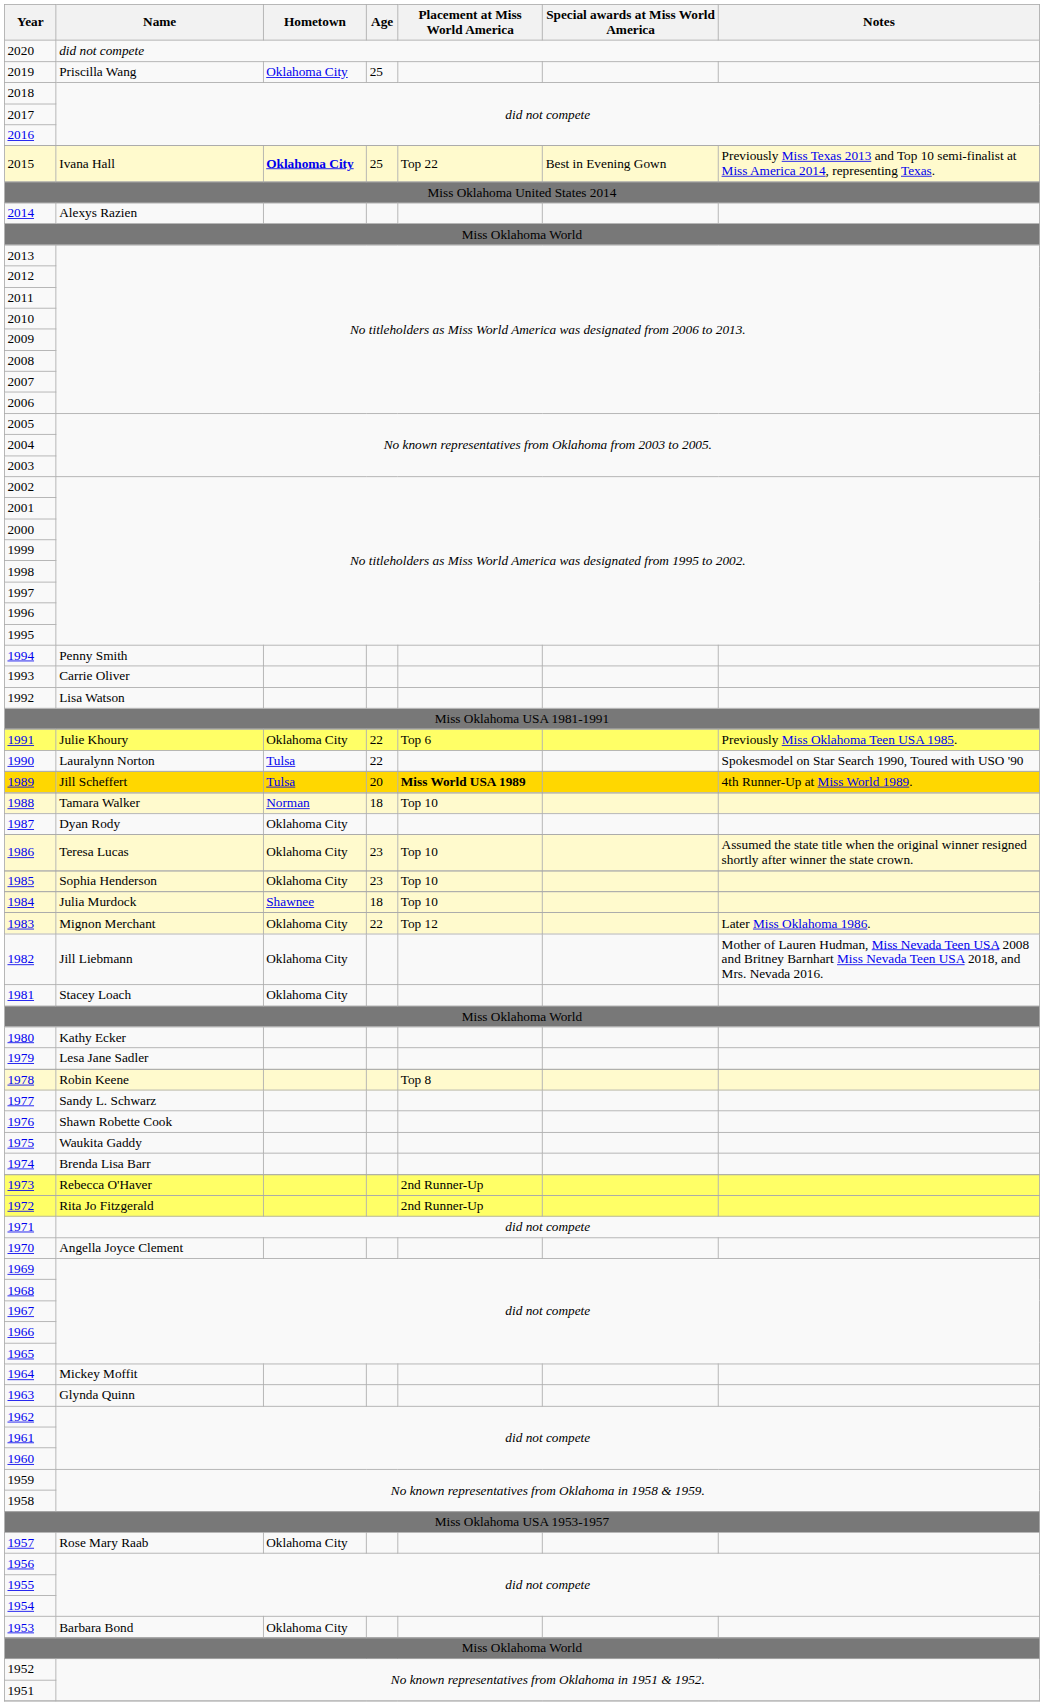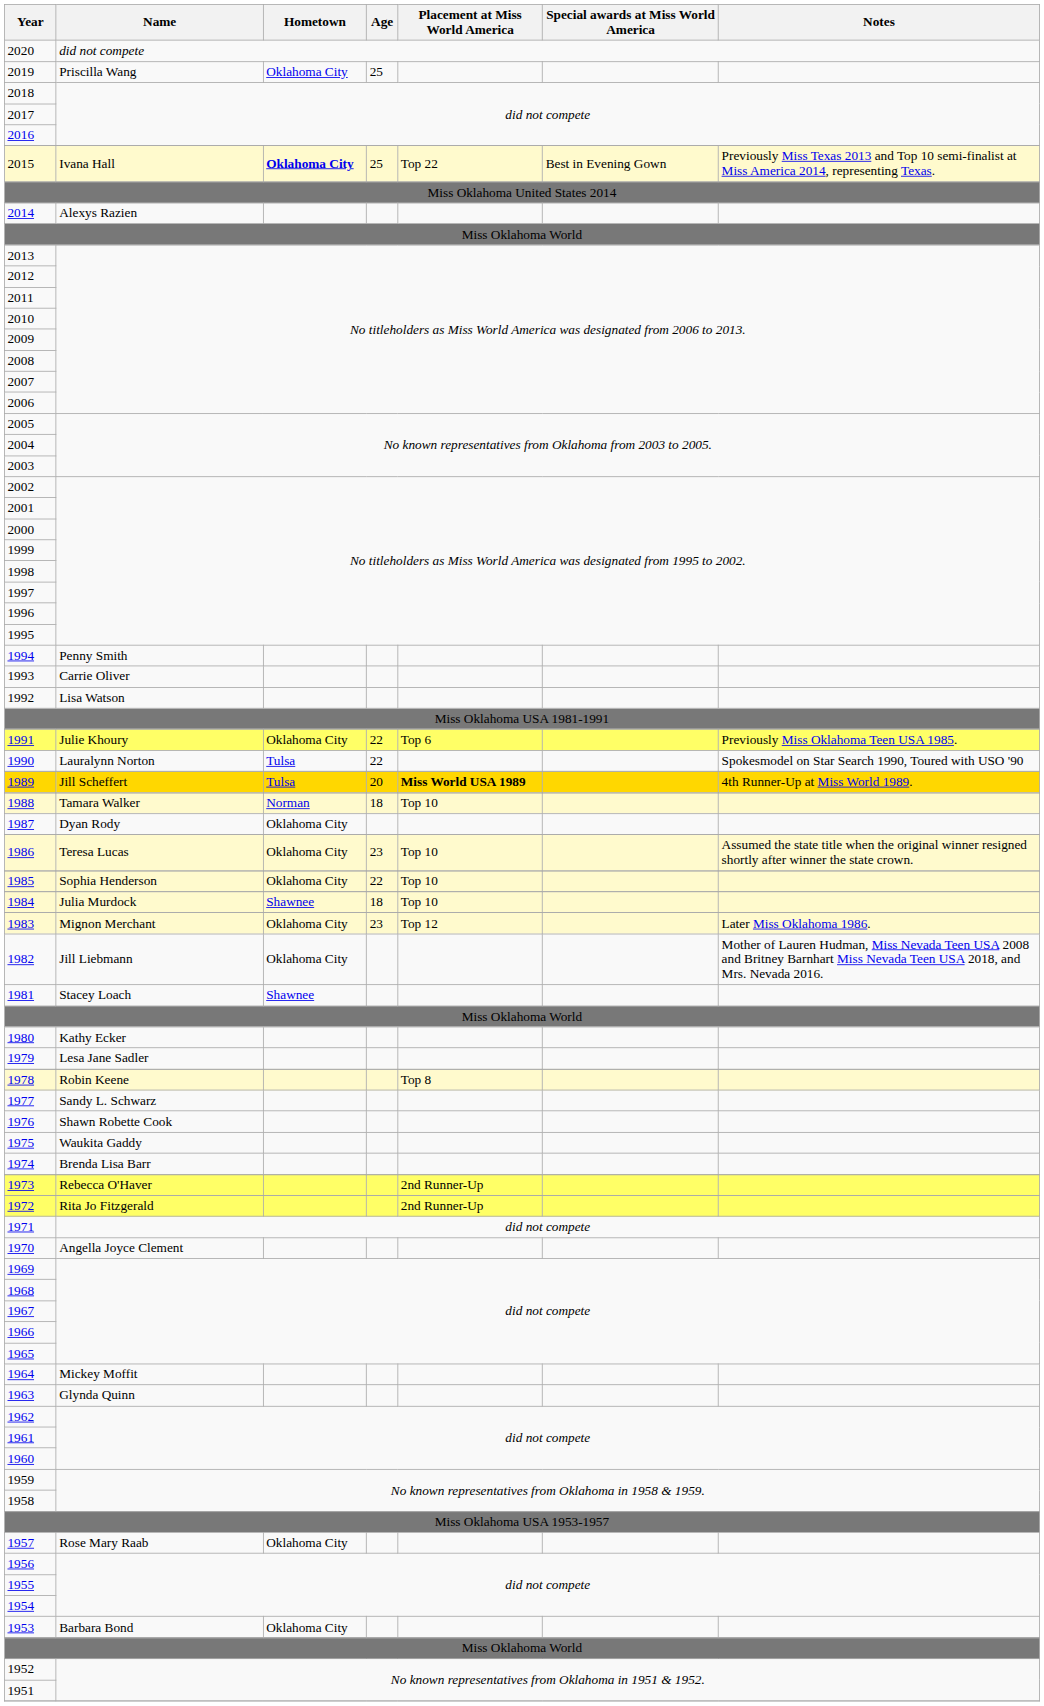(376, 881) 23 -> (376, 881) 22
(376, 923) 22 -> (376, 923) 23
(307, 995) Oklahoma City -> (290, 995) Shawnee
